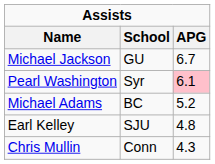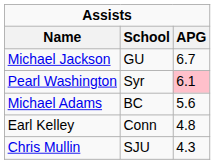(186, 103) 5.2 -> (186, 103) 5.6
(137, 125) SJU -> (140, 125) Conn
(140, 147) Conn -> (137, 147) SJU
